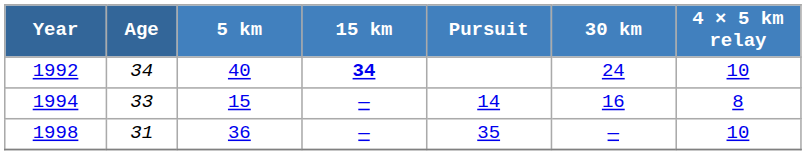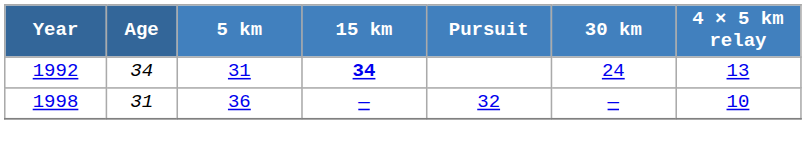(239, 73) 40 -> (239, 73) 31
(738, 73) 10 -> (738, 73) 13
- row: (56, 103)
(489, 134) 35 -> (489, 103) 32
